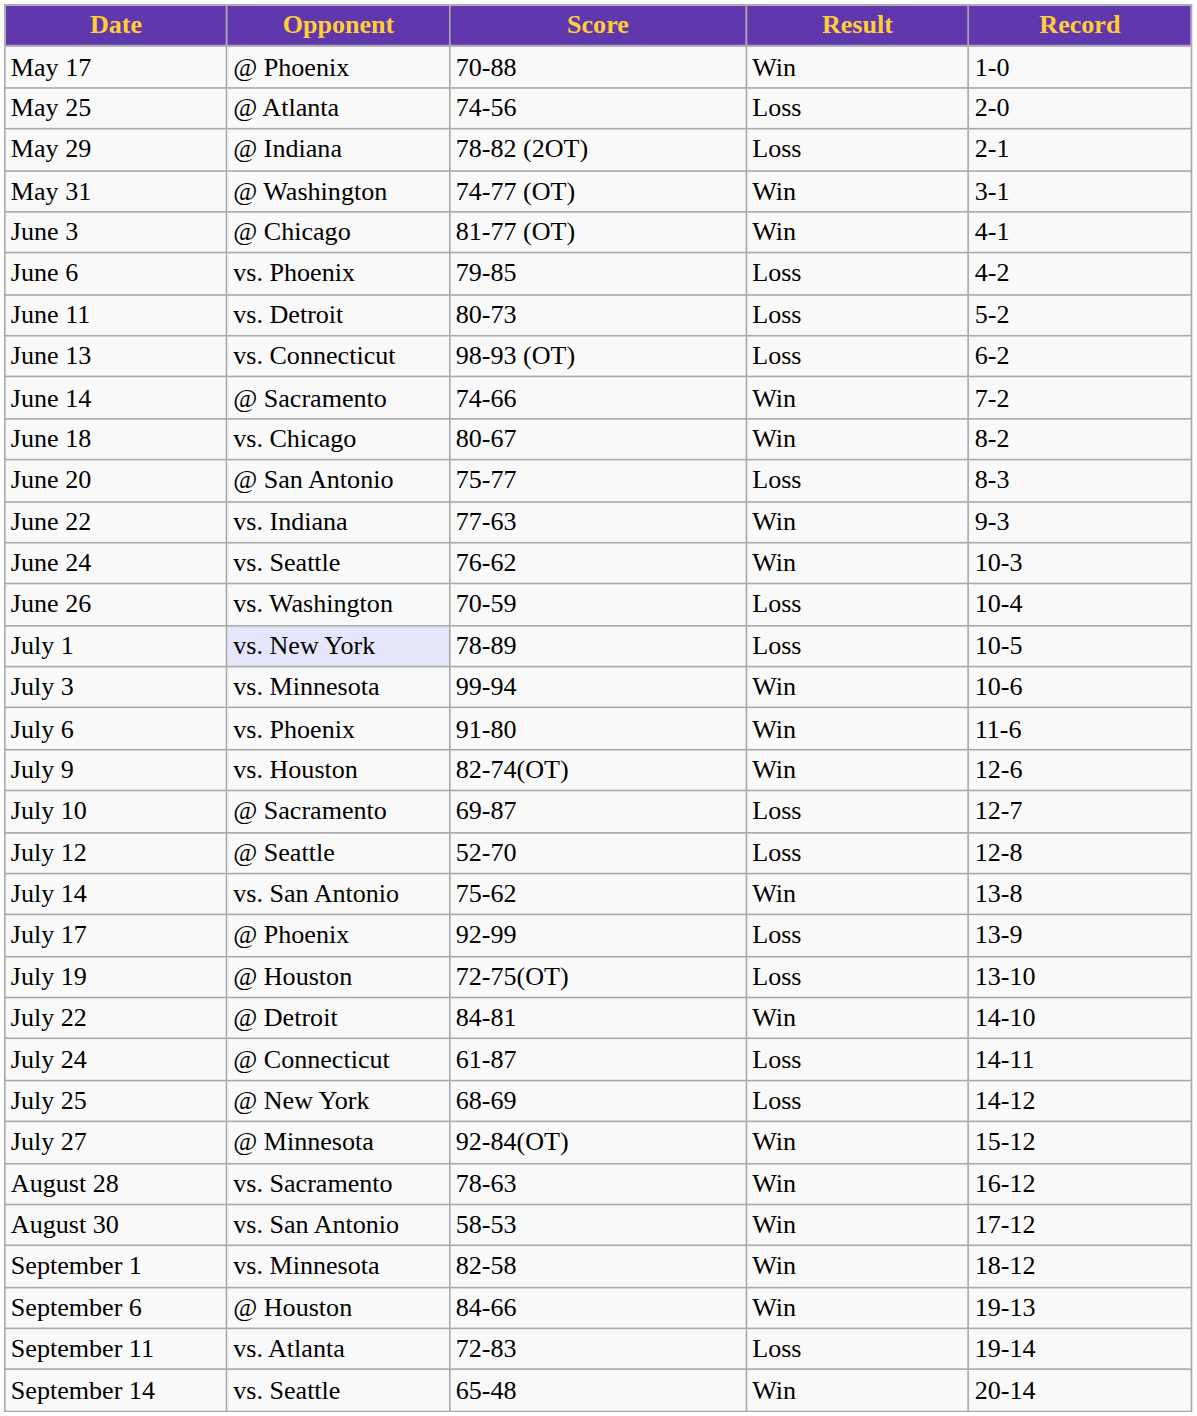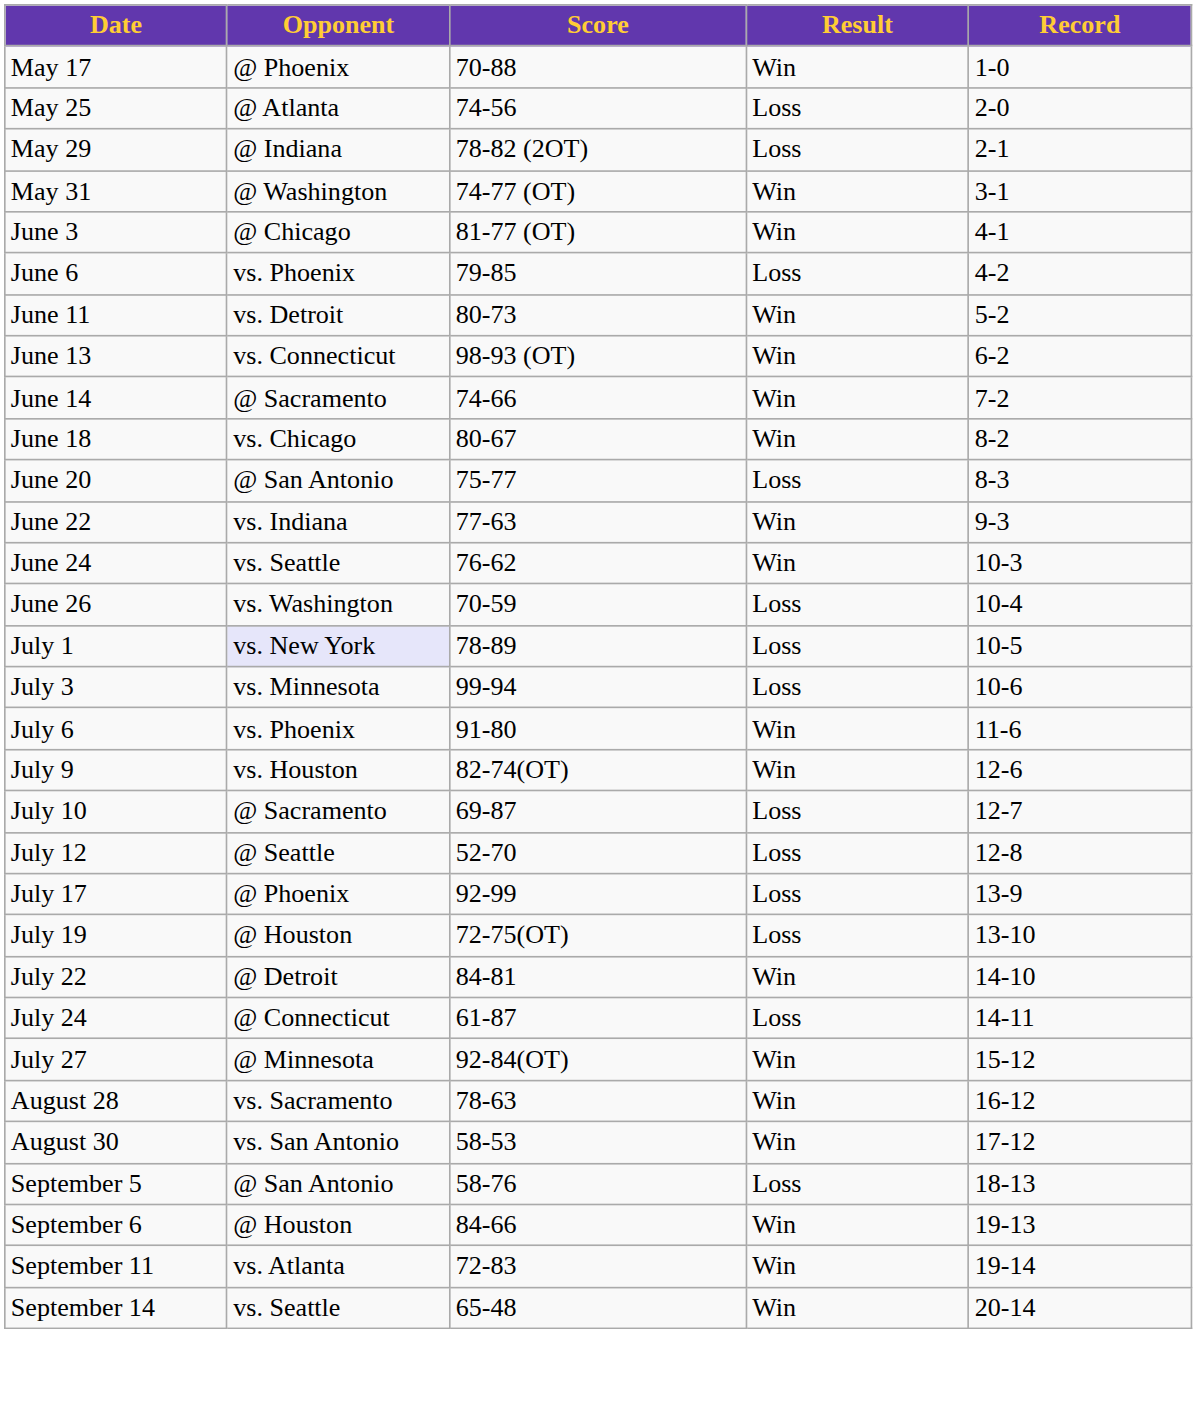(777, 314) Loss -> (774, 314) Win
(777, 356) Loss -> (774, 356) Win
(774, 686) Win -> (777, 686) Loss
- row: (49, 893)
- row: (49, 1100)
- row: (76, 1266)
+ row: (76, 1183)
(777, 1348) Loss -> (774, 1266) Win
